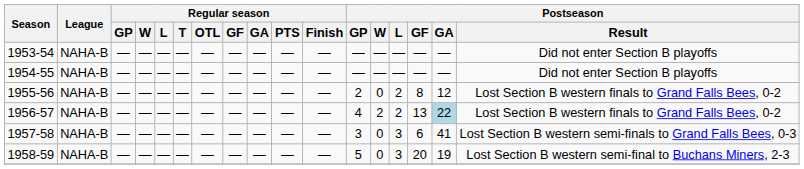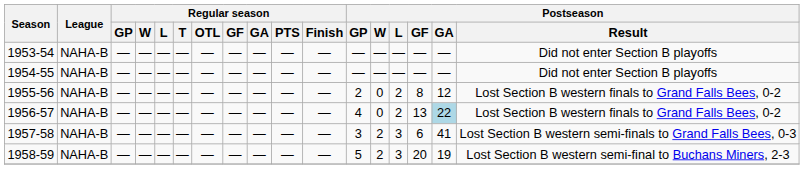(380, 113) 2 -> (380, 113) 0
(380, 134) 0 -> (380, 134) 2
(380, 154) 0 -> (380, 154) 2
